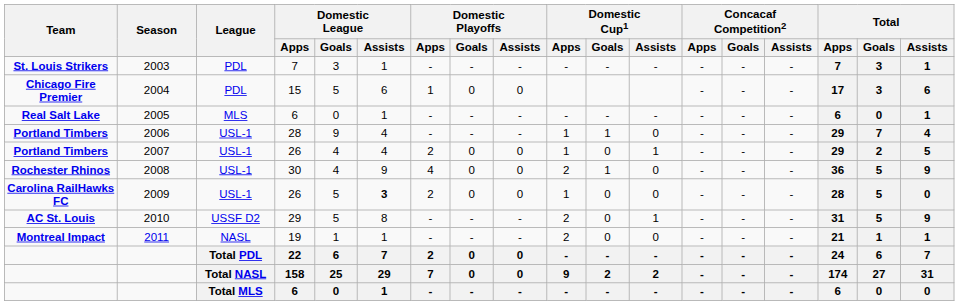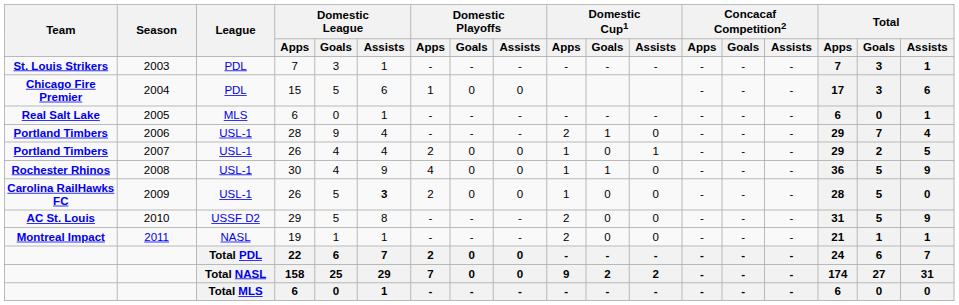(566, 134) 1 -> (566, 134) 2
(566, 170) 2 -> (566, 170) 1
(656, 219) 1 -> (656, 219) 0
